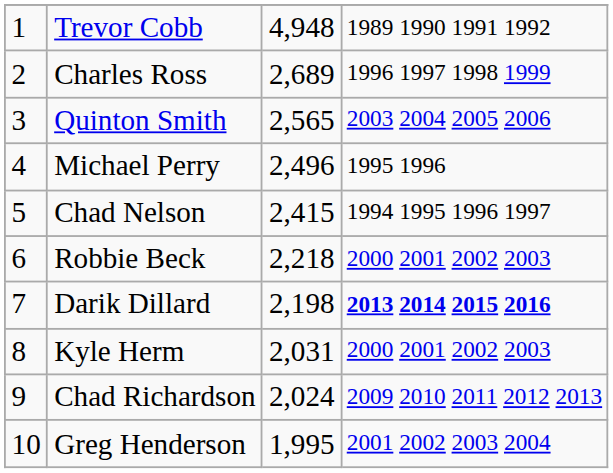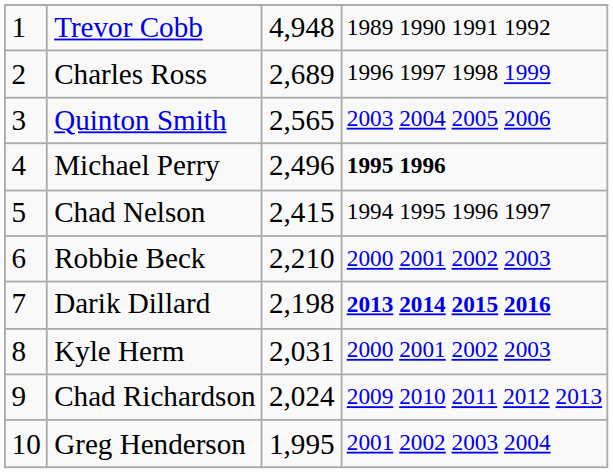(396, 166) normal -> (396, 166) bold
(302, 258) 2,218 -> (302, 258) 2,210
